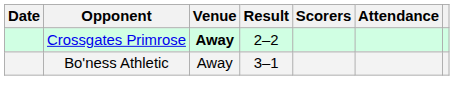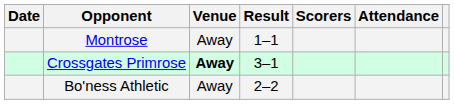+ row: (116, 39)
(266, 39) 2–2 -> (266, 63) 3–1
(266, 63) 3–1 -> (266, 87) 2–2
